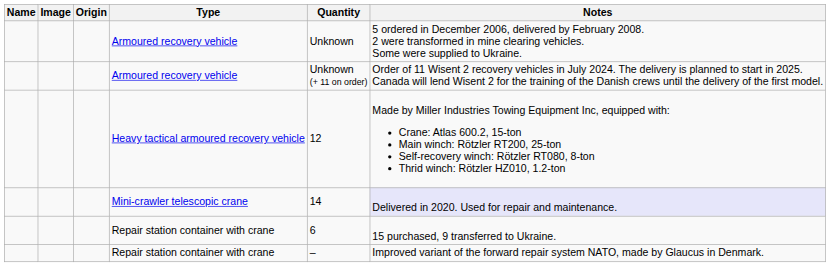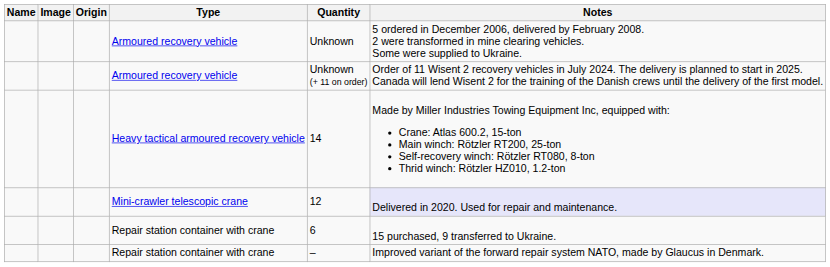(316, 139) 12 -> (316, 139) 14
(316, 201) 14 -> (316, 201) 12
